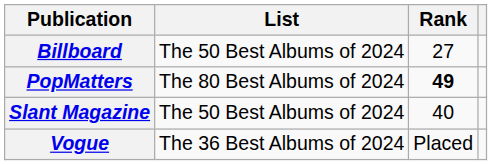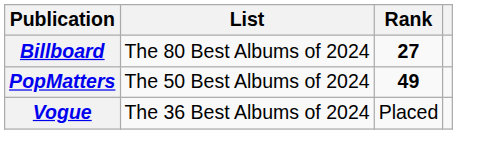(282, 50) The 50 Best Albums of 2024 -> (247, 50) The 80 Best Albums of 2024
(443, 50) normal -> (408, 50) bold
(282, 81) The 80 Best Albums of 2024 -> (247, 81) The 50 Best Albums of 2024
- row: (80, 112)
